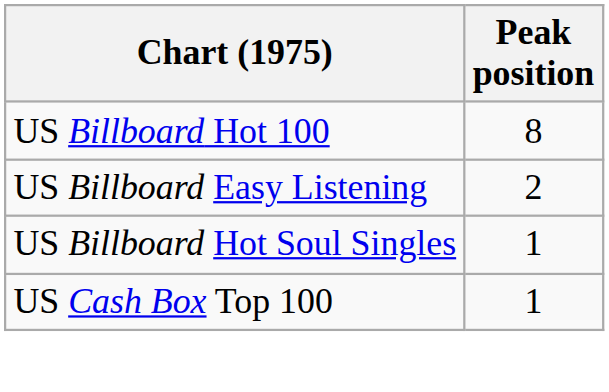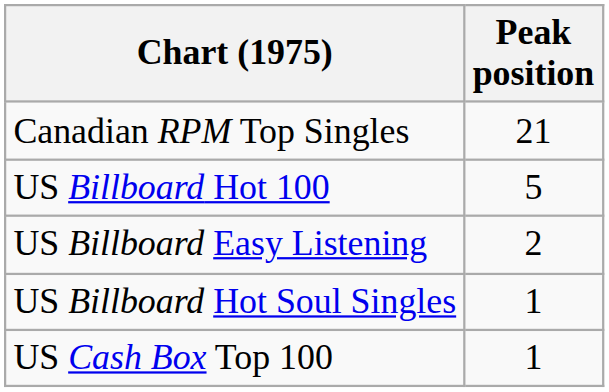+ row: (211, 130)
(533, 130) 8 -> (533, 186) 5
